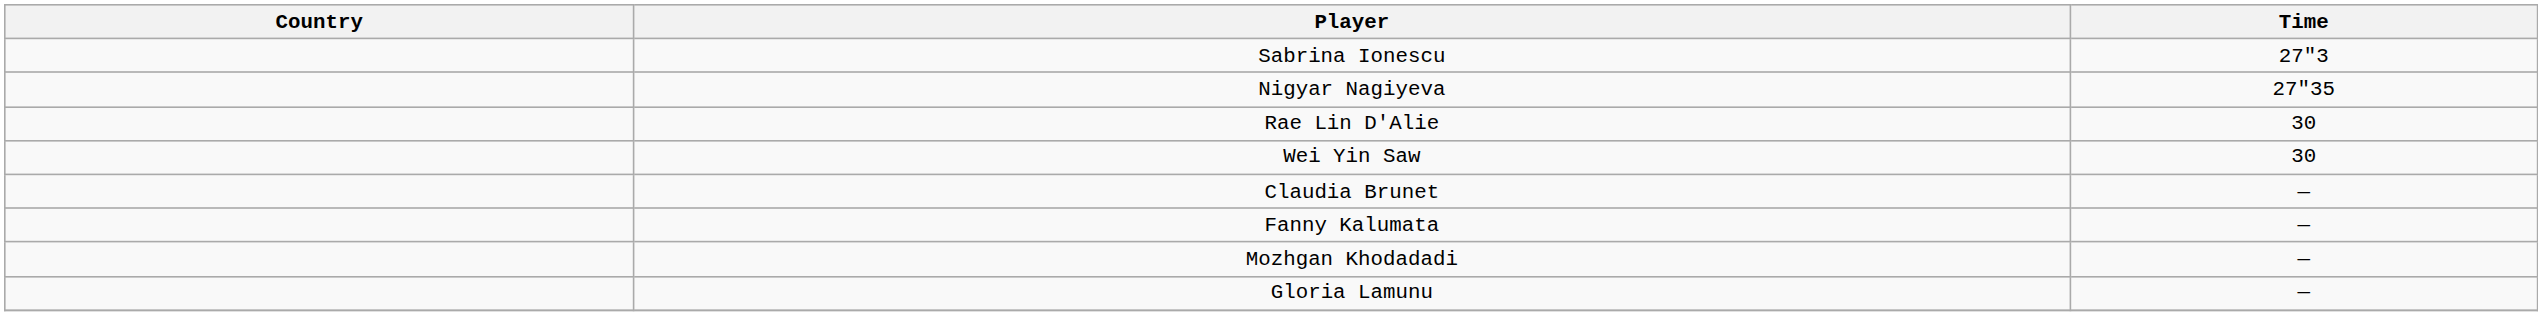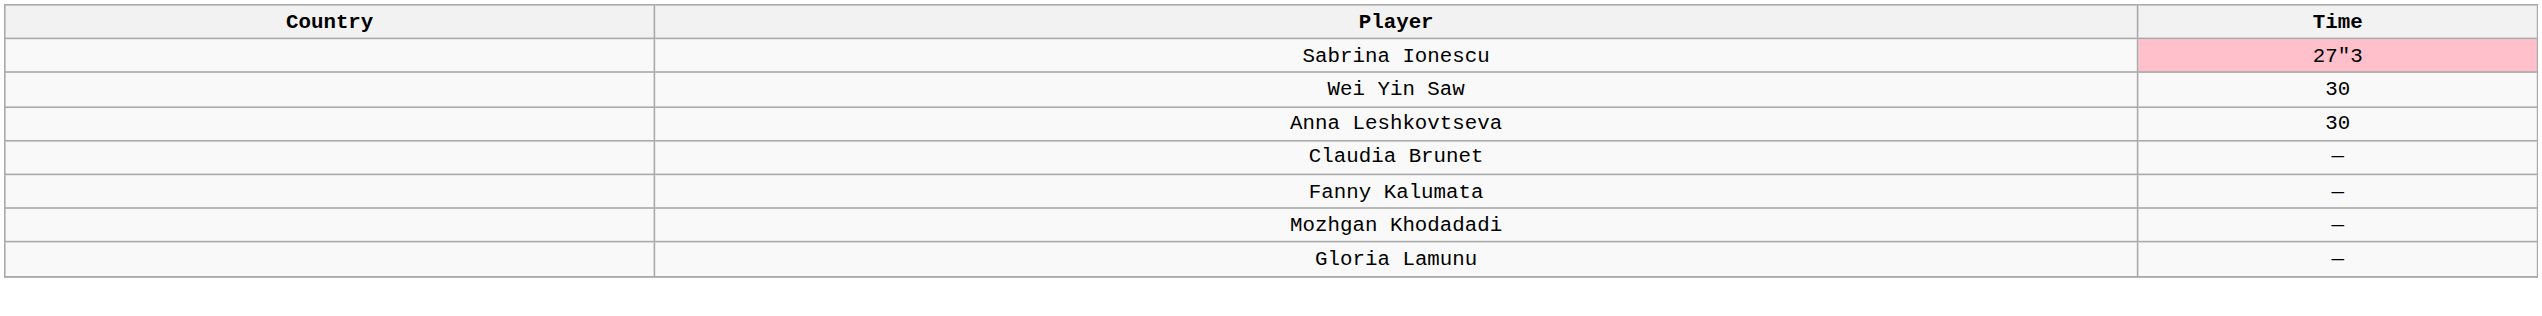(2304, 56) no background -> (2338, 56) pink background
- row: (1352, 90)
- row: (1352, 123)
+ row: (1396, 123)
